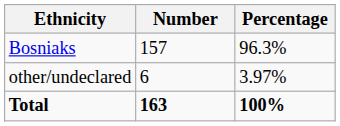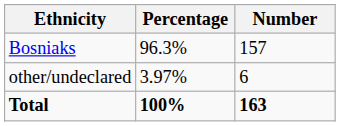columns swapped: (185, 18) <-> (285, 18)
